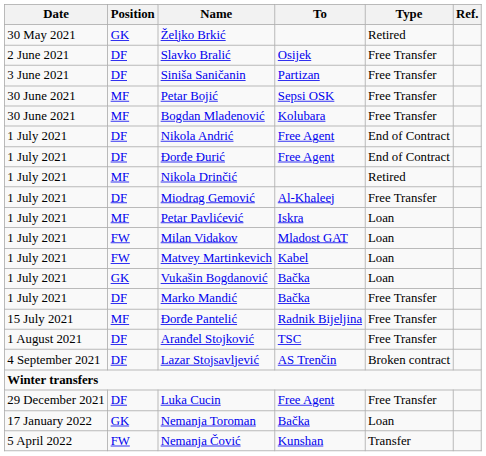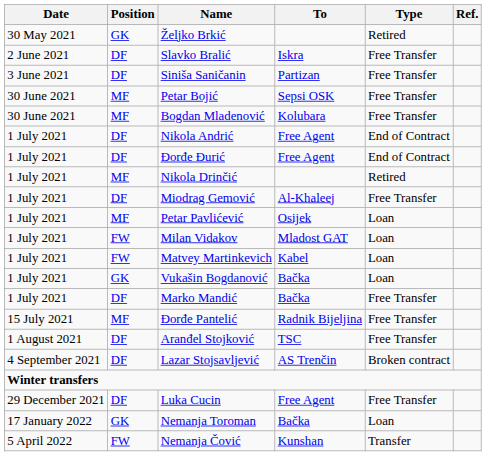(295, 55) Osijek -> (291, 55) Iskra
(291, 217) Iskra -> (295, 217) Osijek
